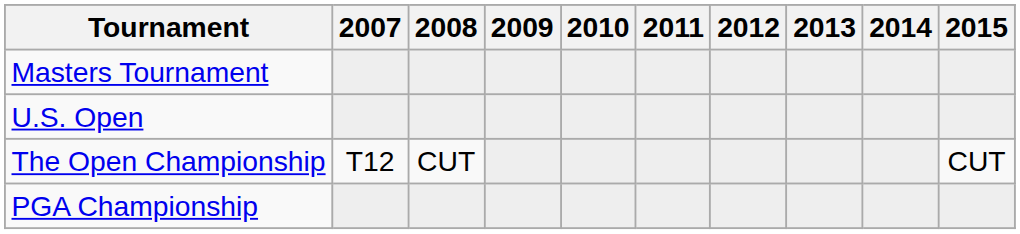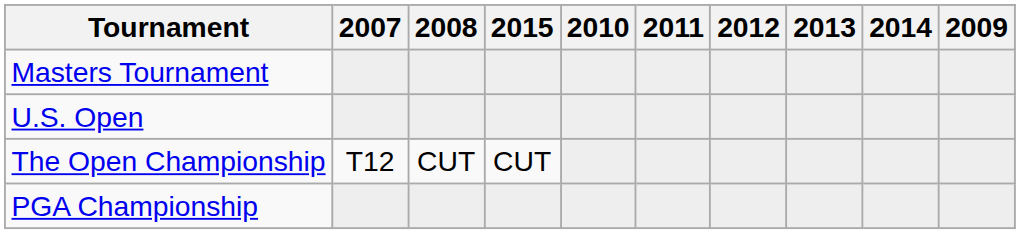columns swapped: (522, 27) <-> (977, 27)
